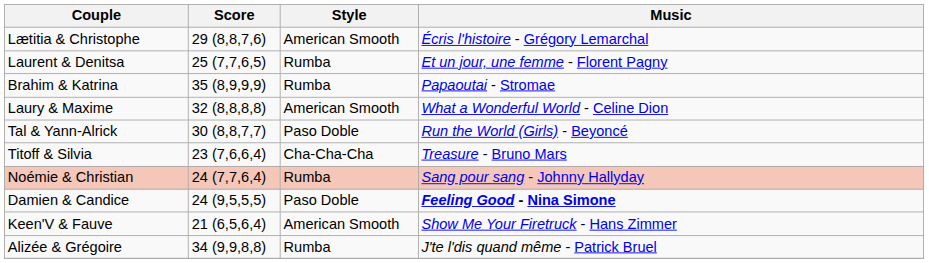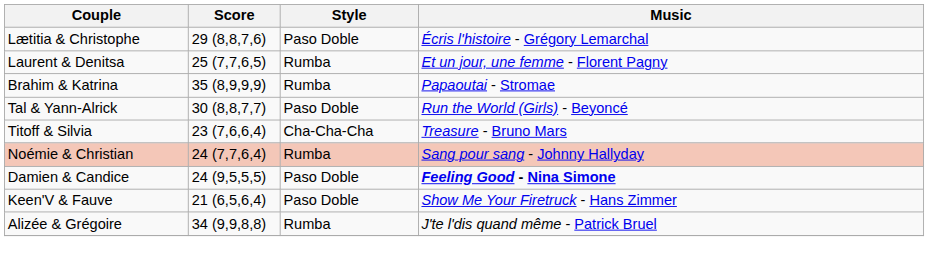(341, 39) American Smooth -> (321, 39) Paso Doble
- row: (60, 108)
(341, 223) American Smooth -> (321, 200) Paso Doble
